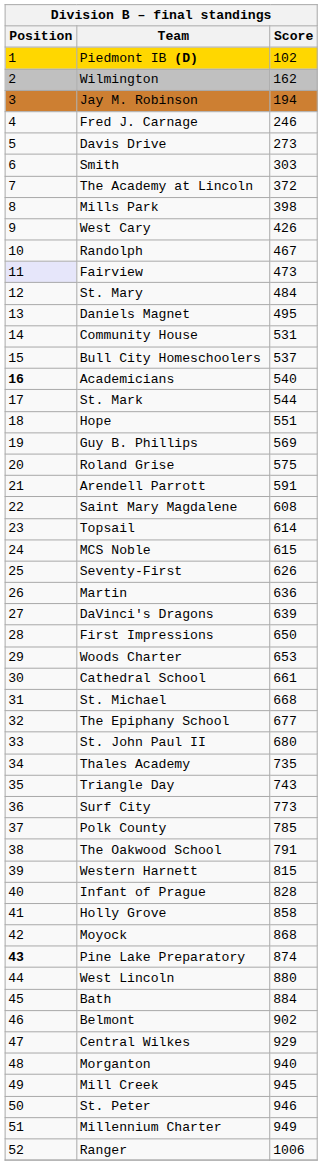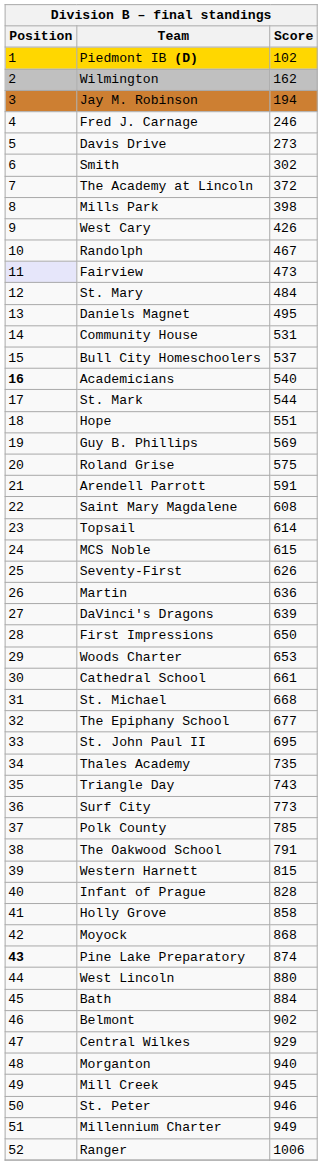(285, 165) 303 -> (285, 165) 302
(285, 743) 680 -> (285, 743) 695
